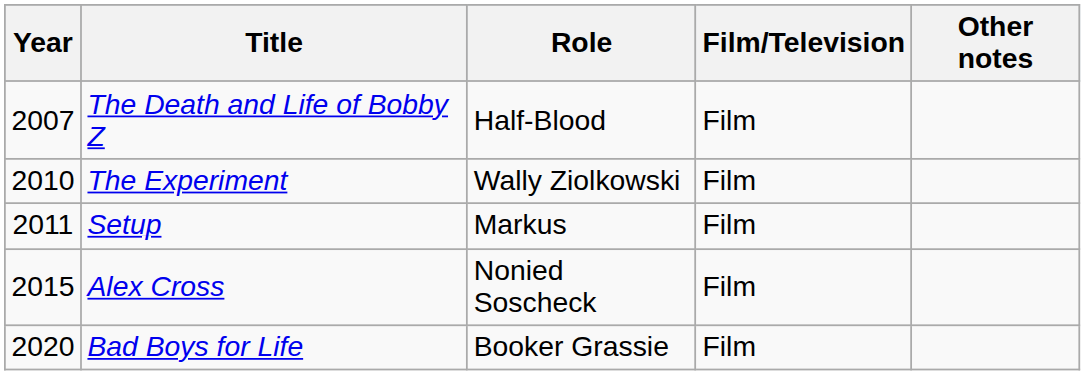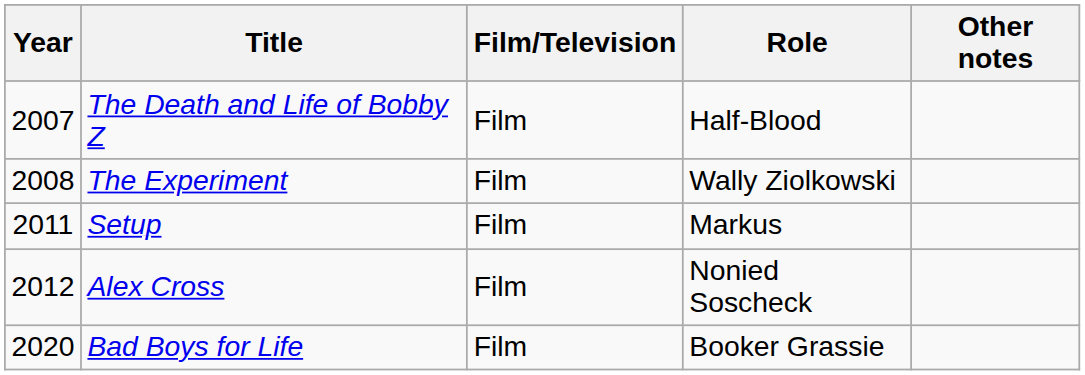columns swapped: (804, 42) <-> (582, 42)
(43, 180) 2010 -> (43, 180) 2008
(43, 286) 2015 -> (43, 286) 2012
